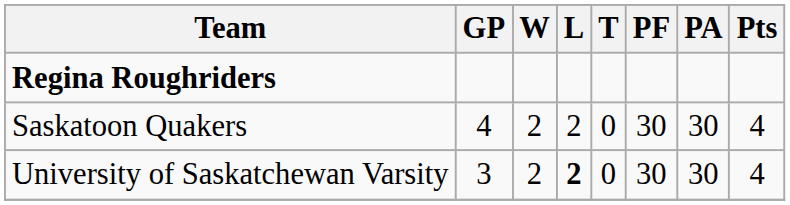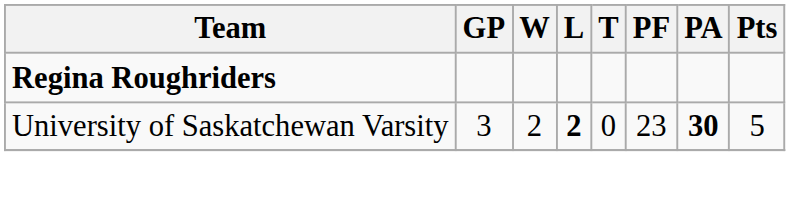- row: (130, 125)
(651, 174) 30 -> (651, 125) 23
(703, 174) normal -> (703, 125) bold
(757, 174) 4 -> (757, 125) 5
